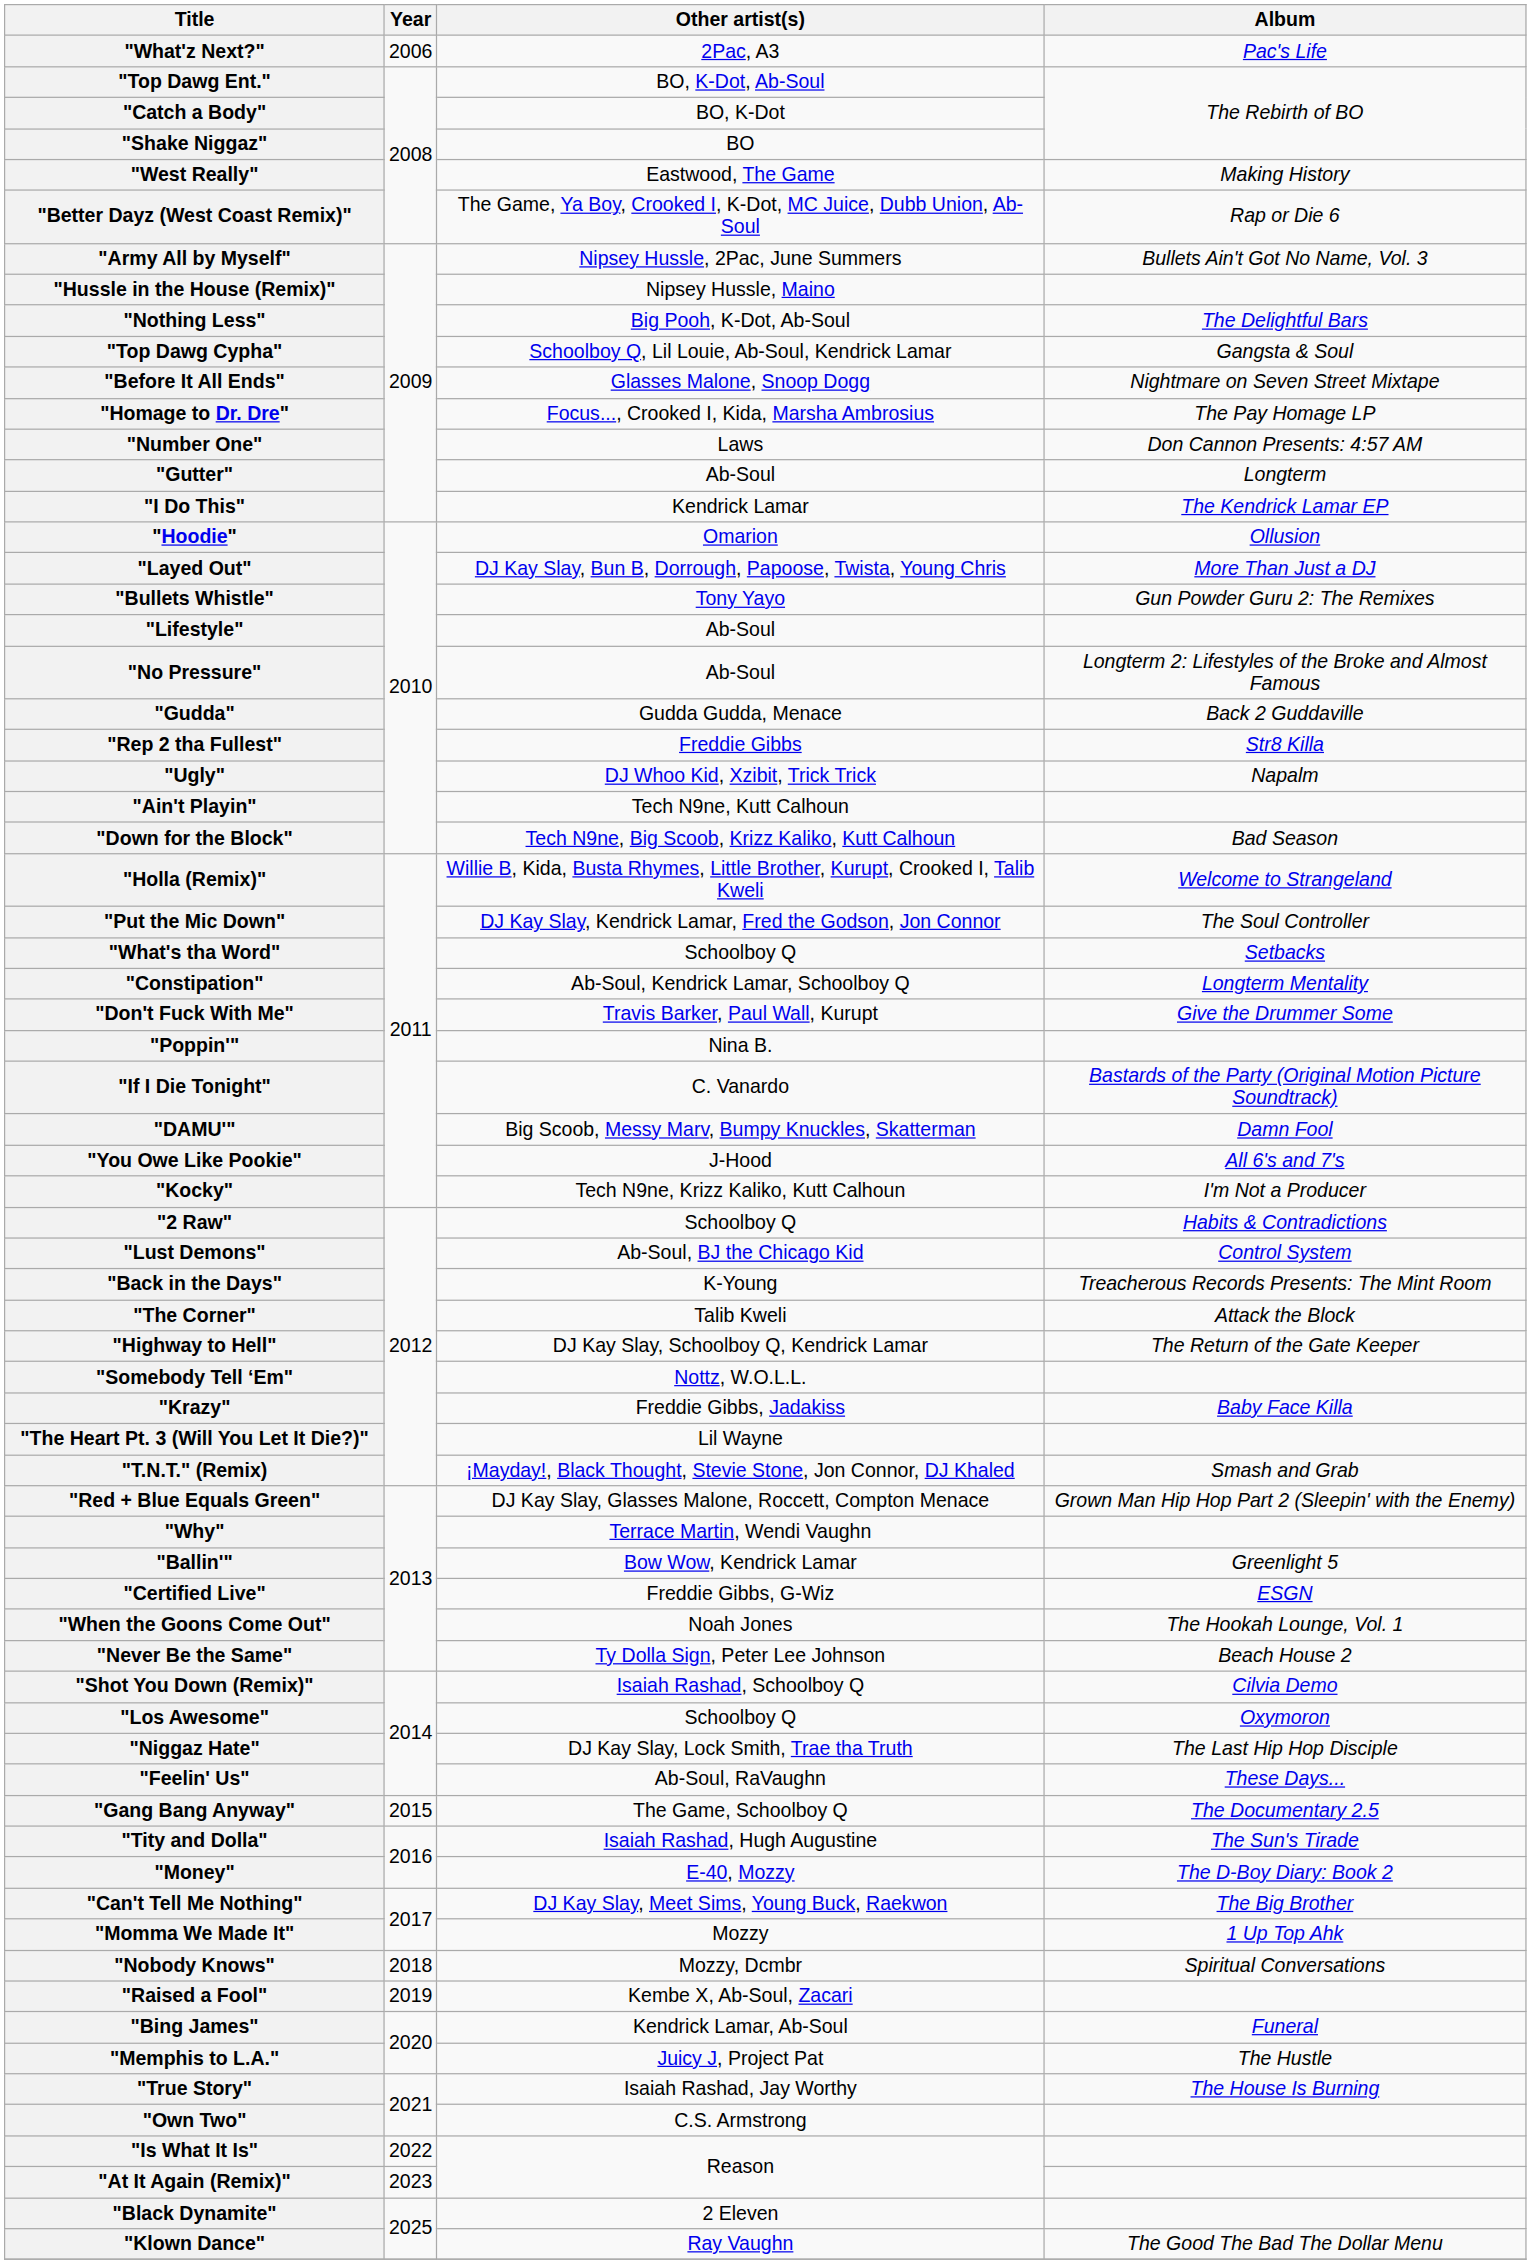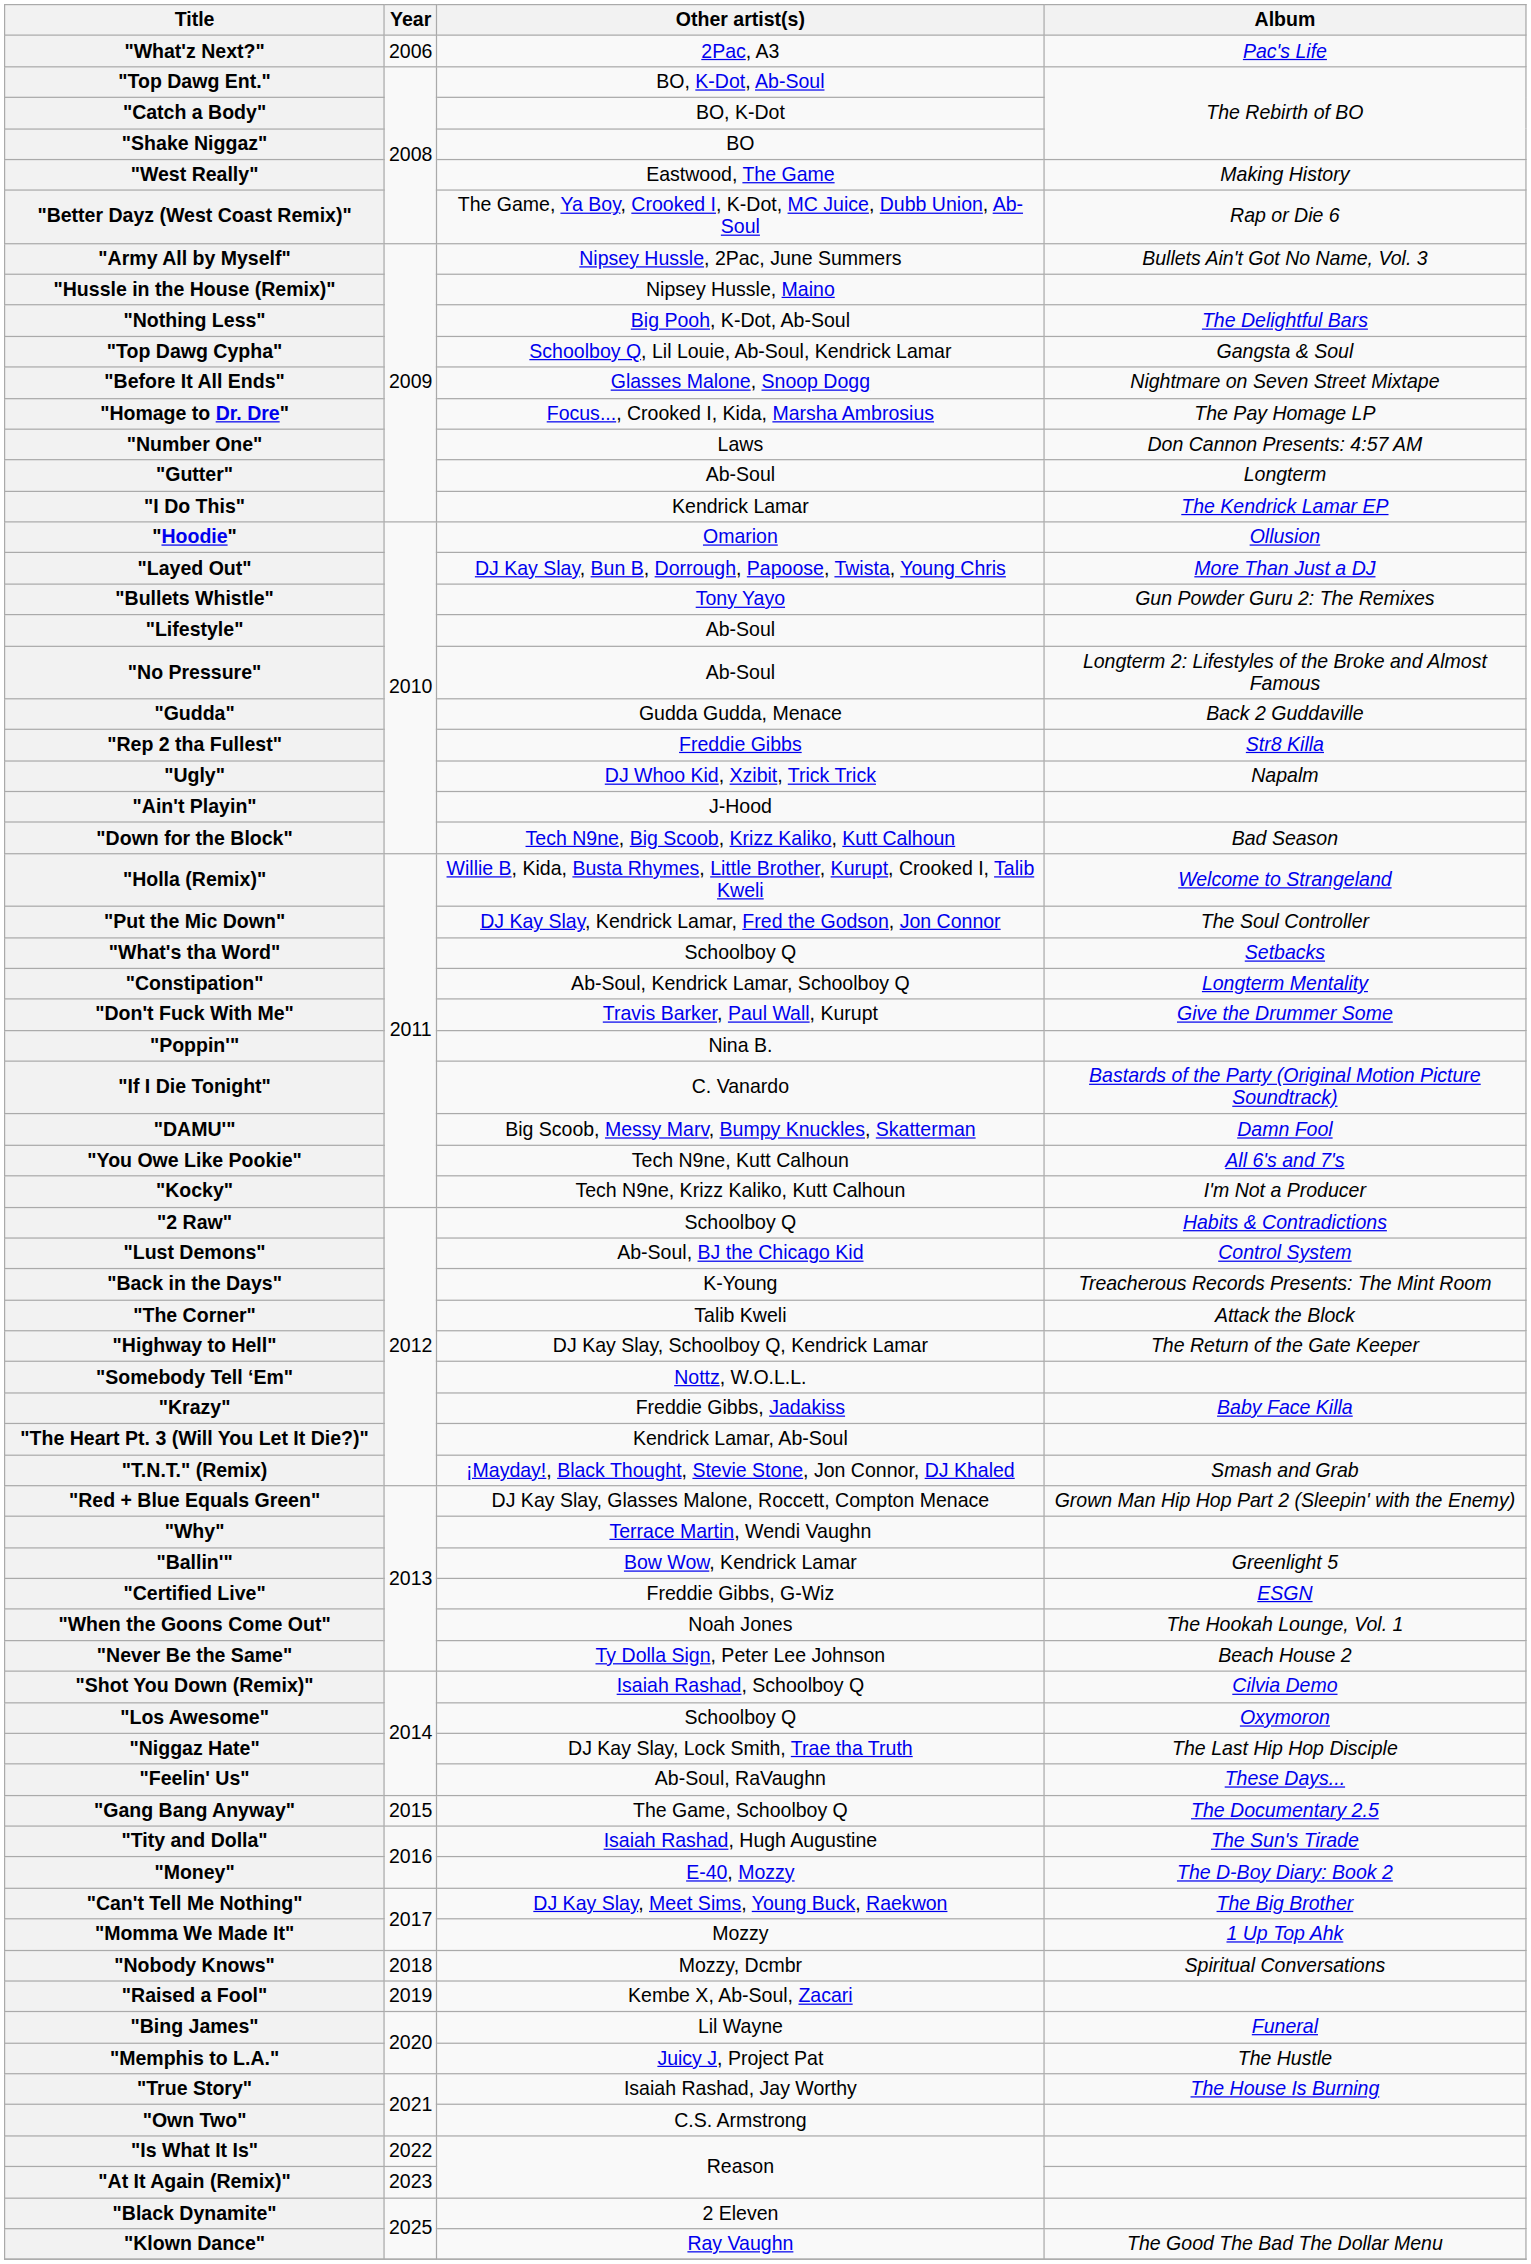(740, 806) Tech N9ne, Kutt Calhoun -> (740, 806) J-Hood
(740, 1160) J-Hood -> (740, 1160) Tech N9ne, Kutt Calhoun
(740, 1438) Lil Wayne -> (740, 1438) Kendrick Lamar, Ab-Soul
(740, 2027) Kendrick Lamar, Ab-Soul -> (740, 2027) Lil Wayne
